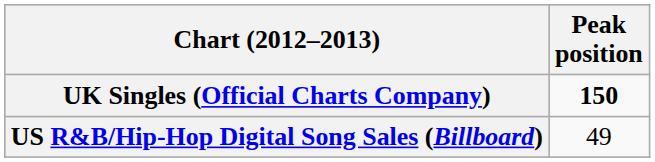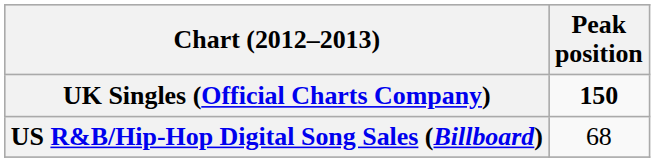(599, 136) 49 -> (599, 136) 68
